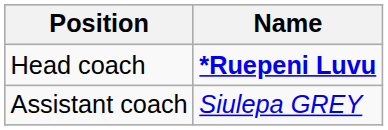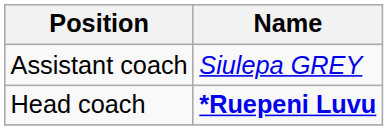rows swapped: (78, 64) <-> (99, 104)
